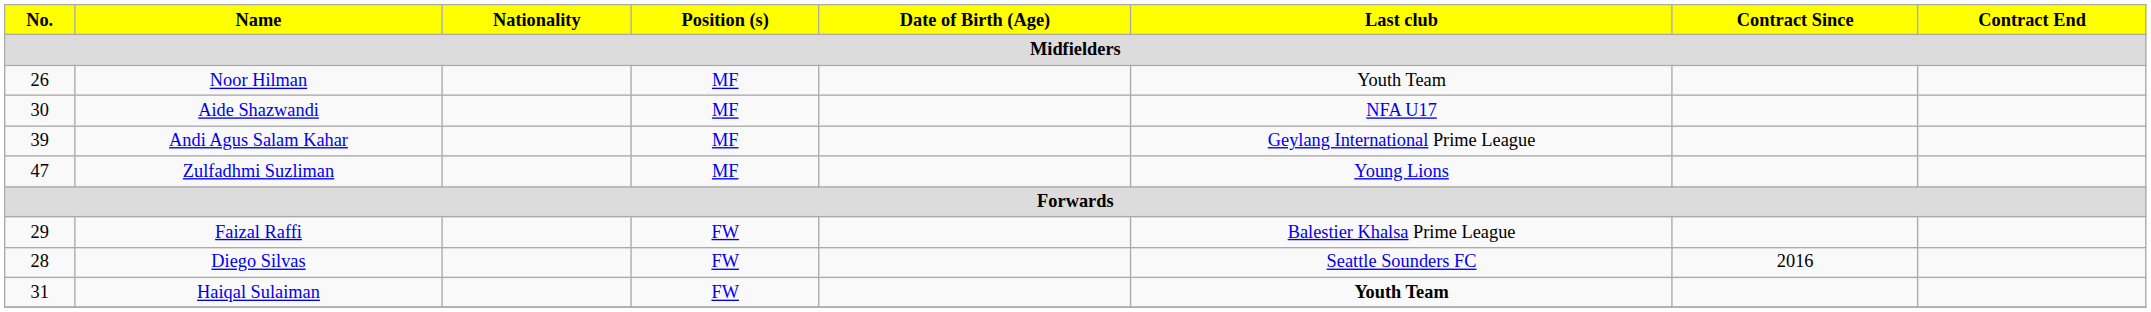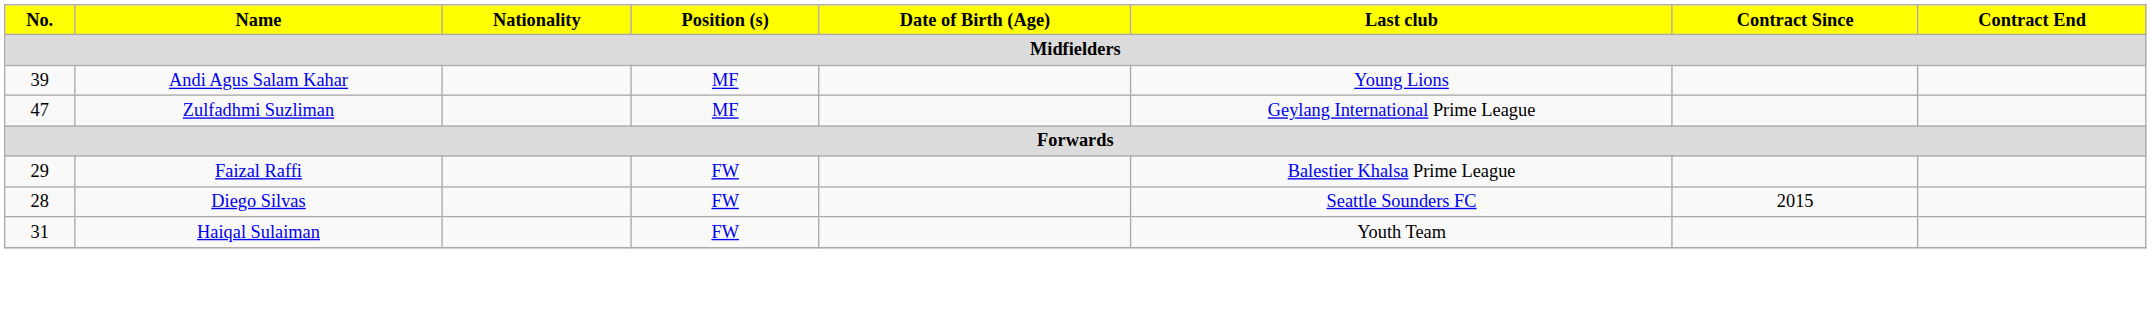- row: (259, 79)
- row: (259, 110)
(1402, 140) Geylang International Prime League -> (1402, 79) Young Lions
(1402, 170) Young Lions -> (1402, 110) Geylang International Prime League
(1795, 261) 2016 -> (1795, 200) 2015
(1402, 291) bold -> (1402, 231) normal
